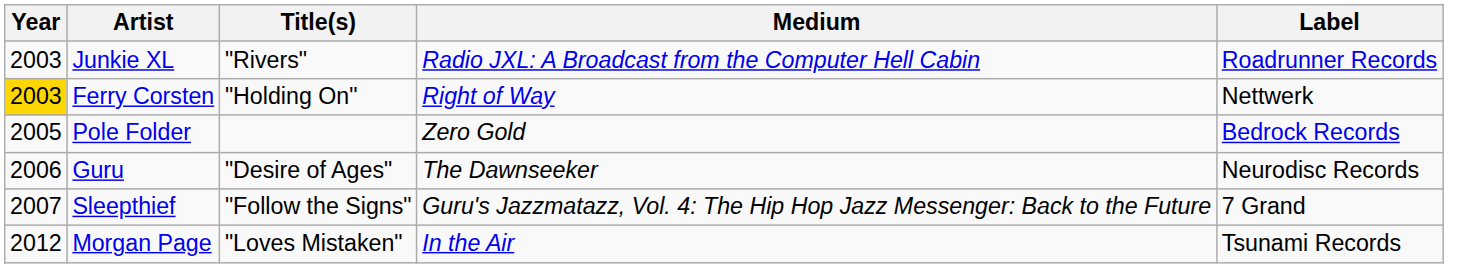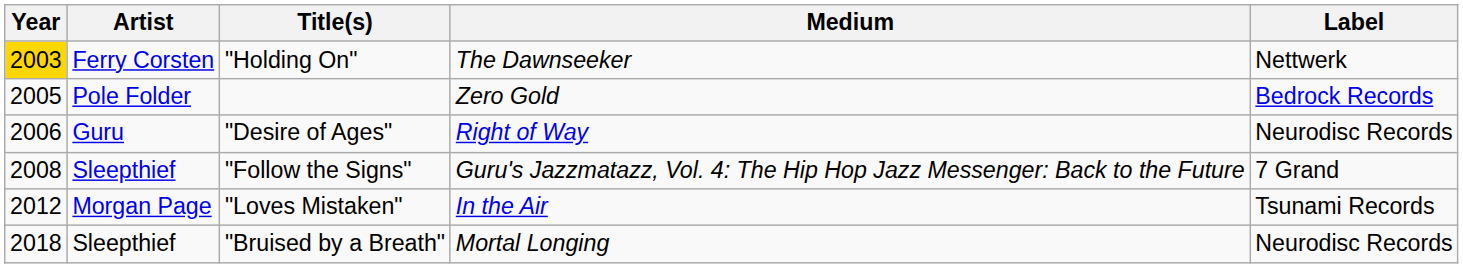- row: (266, 59)
(488, 96) Right of Way -> (544, 59) The Dawnseeker
(510, 170) The Dawnseeker -> (522, 133) Right of Way
(36, 206) 2007 -> (36, 170) 2008
+ row: (335, 243)
